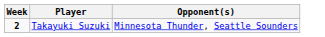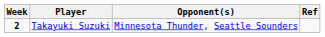+ column: (310, 11)
